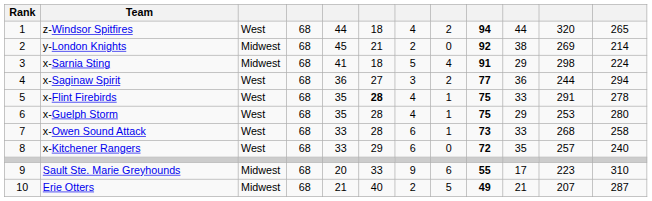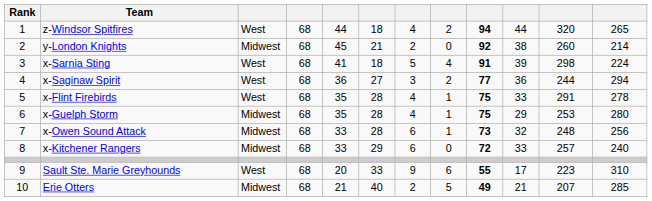(566, 47) 269 -> (566, 47) 260
(261, 64) Midwest -> (253, 64) West
(521, 64) 29 -> (521, 64) 39
(377, 98) bold -> (377, 98) normal
(253, 115) West -> (261, 115) Midwest
(253, 132) West -> (261, 132) Midwest
(521, 132) 33 -> (521, 132) 32
(566, 132) 268 -> (566, 132) 248
(620, 132) 258 -> (620, 132) 256
(253, 149) West -> (261, 149) Midwest
(521, 149) 35 -> (521, 149) 33
(261, 170) Midwest -> (253, 170) West
(620, 187) 287 -> (620, 187) 285
